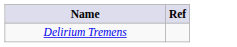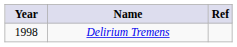+ column: (26, 13)
